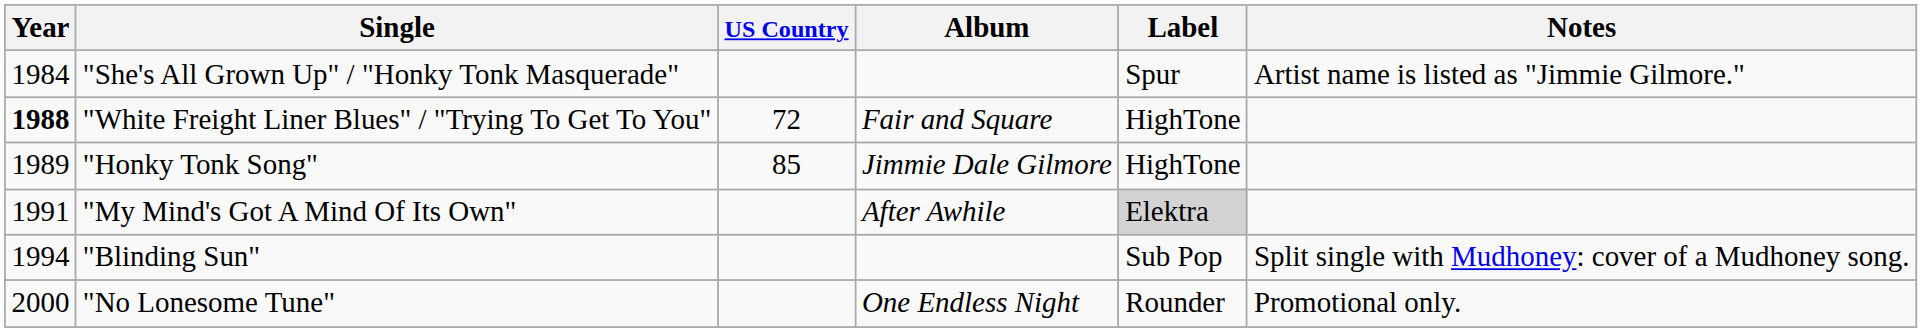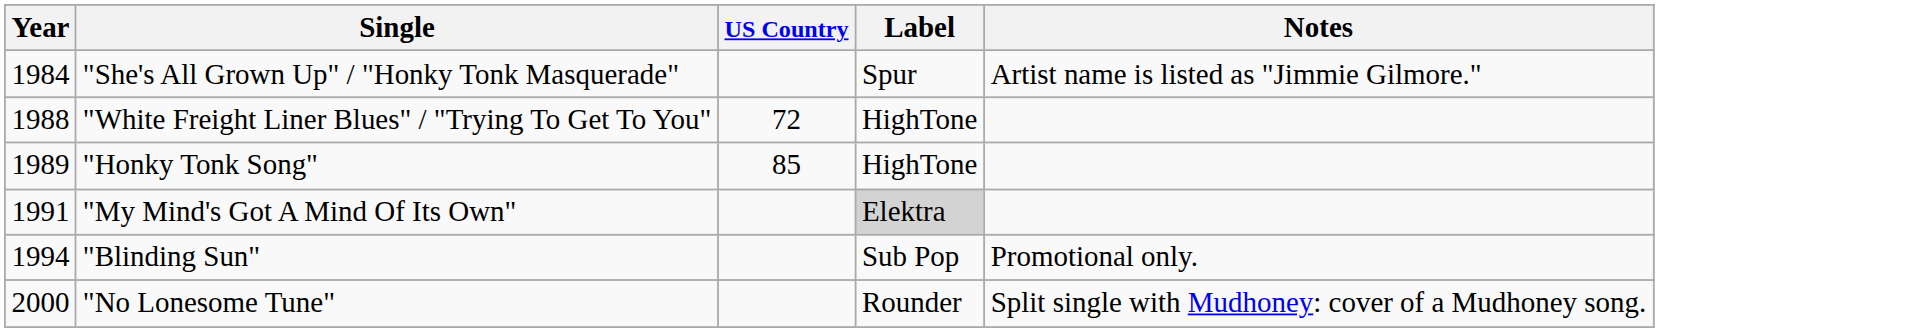- column: (987, 27)
(41, 119) bold -> (41, 119) normal
(1582, 257) Split single with Mudhoney: cover of a Mudhoney song. -> (1094, 257) Promotional only.
(1358, 303) Promotional only. -> (1318, 303) Split single with Mudhoney: cover of a Mudhoney song.
